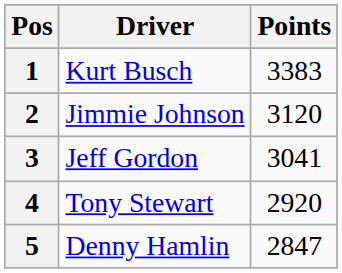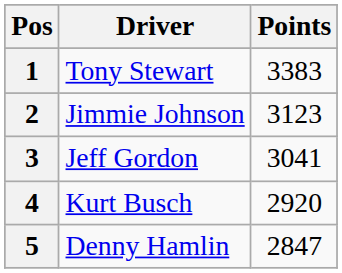(129, 70) Kurt Busch -> (140, 70) Tony Stewart
(294, 114) 3120 -> (294, 114) 3123
(140, 202) Tony Stewart -> (129, 202) Kurt Busch
